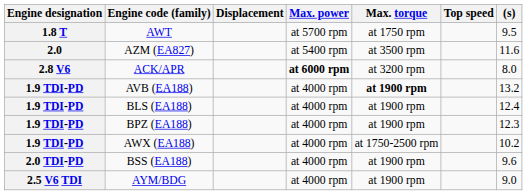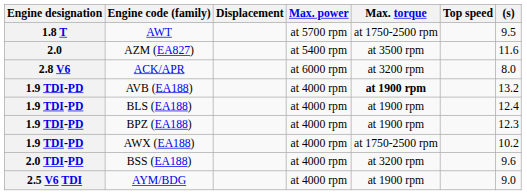(397, 32) at 1750 rpm -> (396, 32) at 1750-2500 rpm
(319, 69) bold -> (319, 69) normal
(397, 161) at 1900 rpm -> (396, 161) at 3200 rpm
